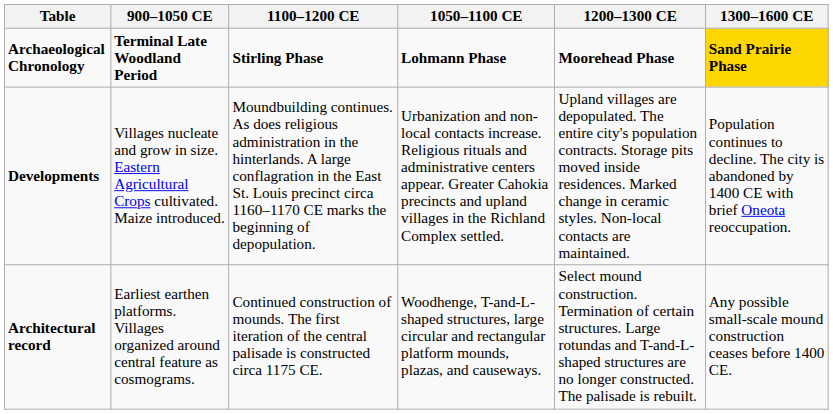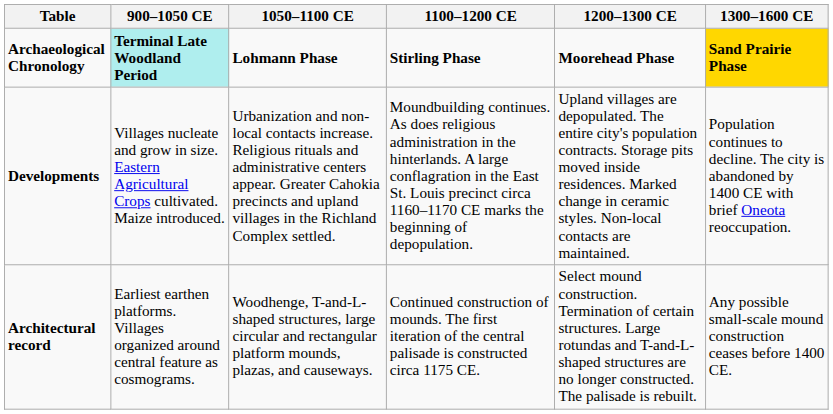columns swapped: (476, 16) <-> (313, 16)
(161, 57) no background -> (161, 57) paleturquoise background
